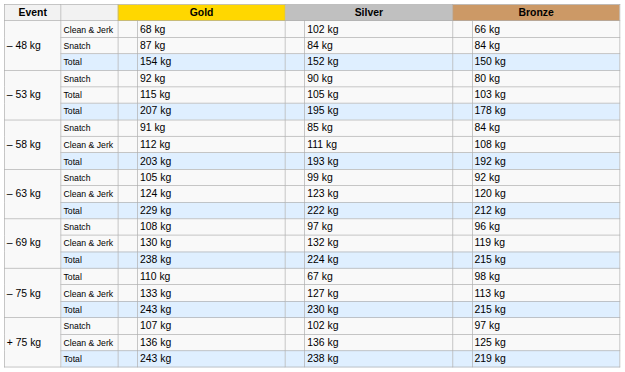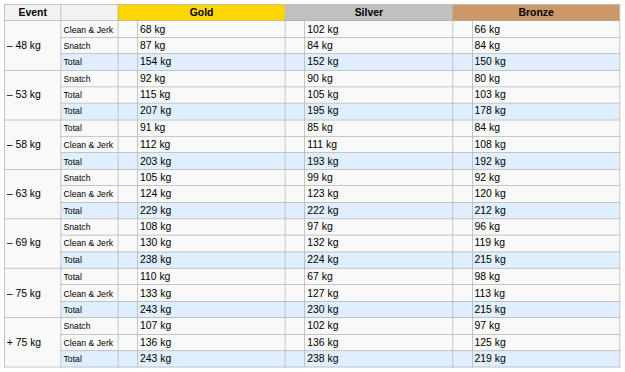(77, 128) Snatch -> (73, 128) Total
